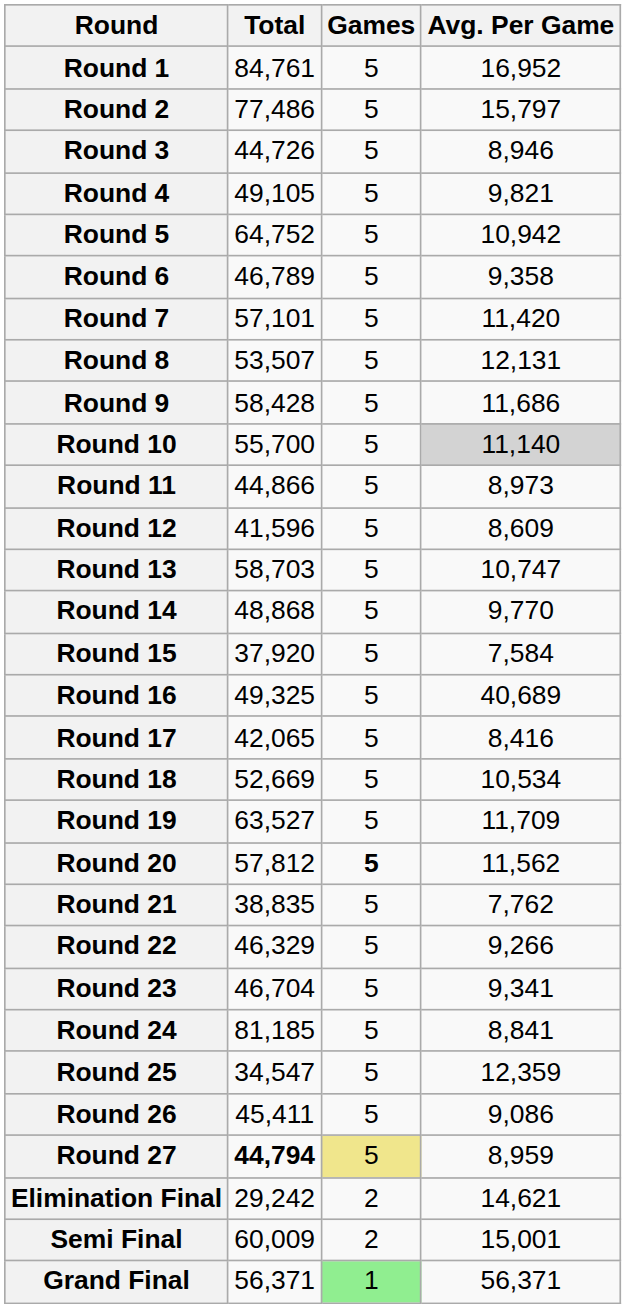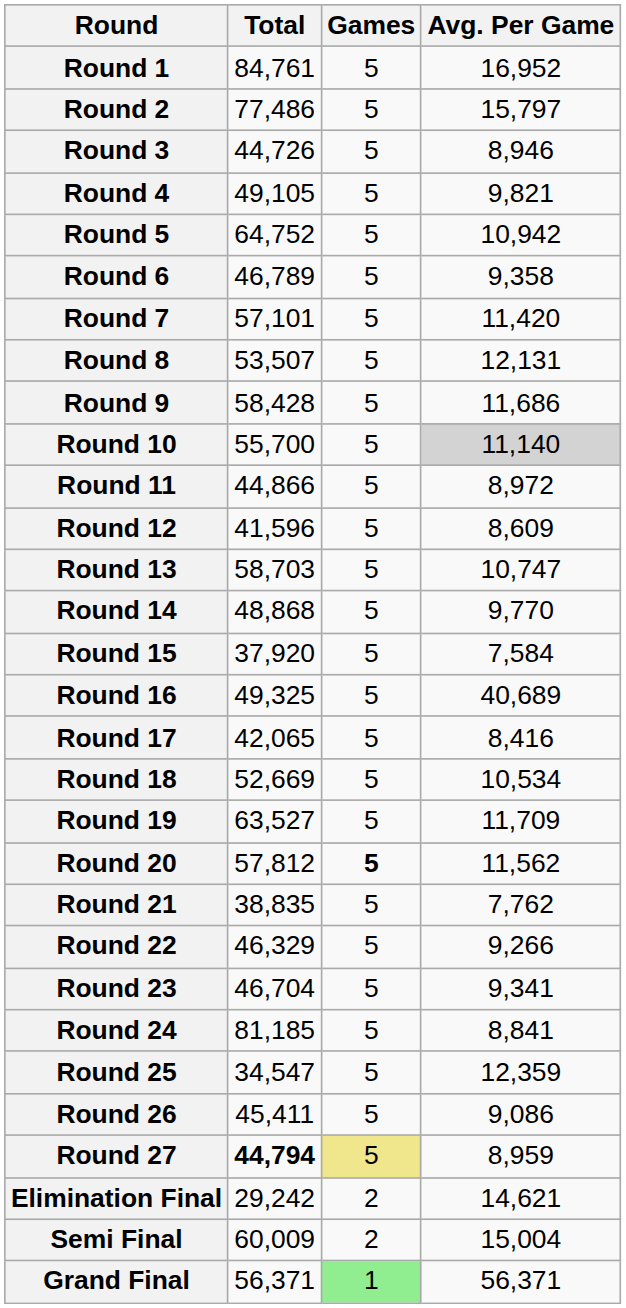(521, 485) 8,973 -> (521, 485) 8,972
(521, 1239) 15,001 -> (521, 1239) 15,004
